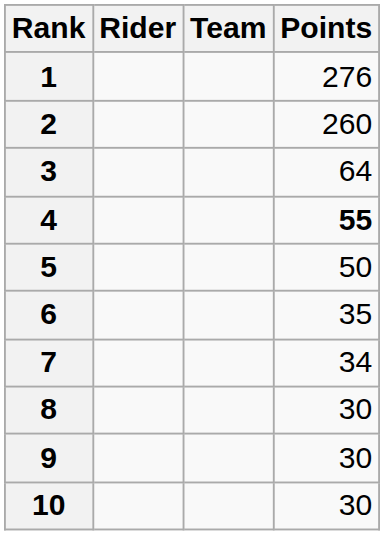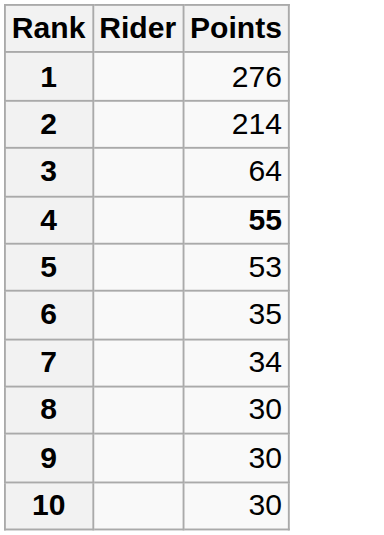- column: (228, 28)
(347, 123) 260 -> (257, 123) 214
(355, 266) 50 -> (265, 266) 53
